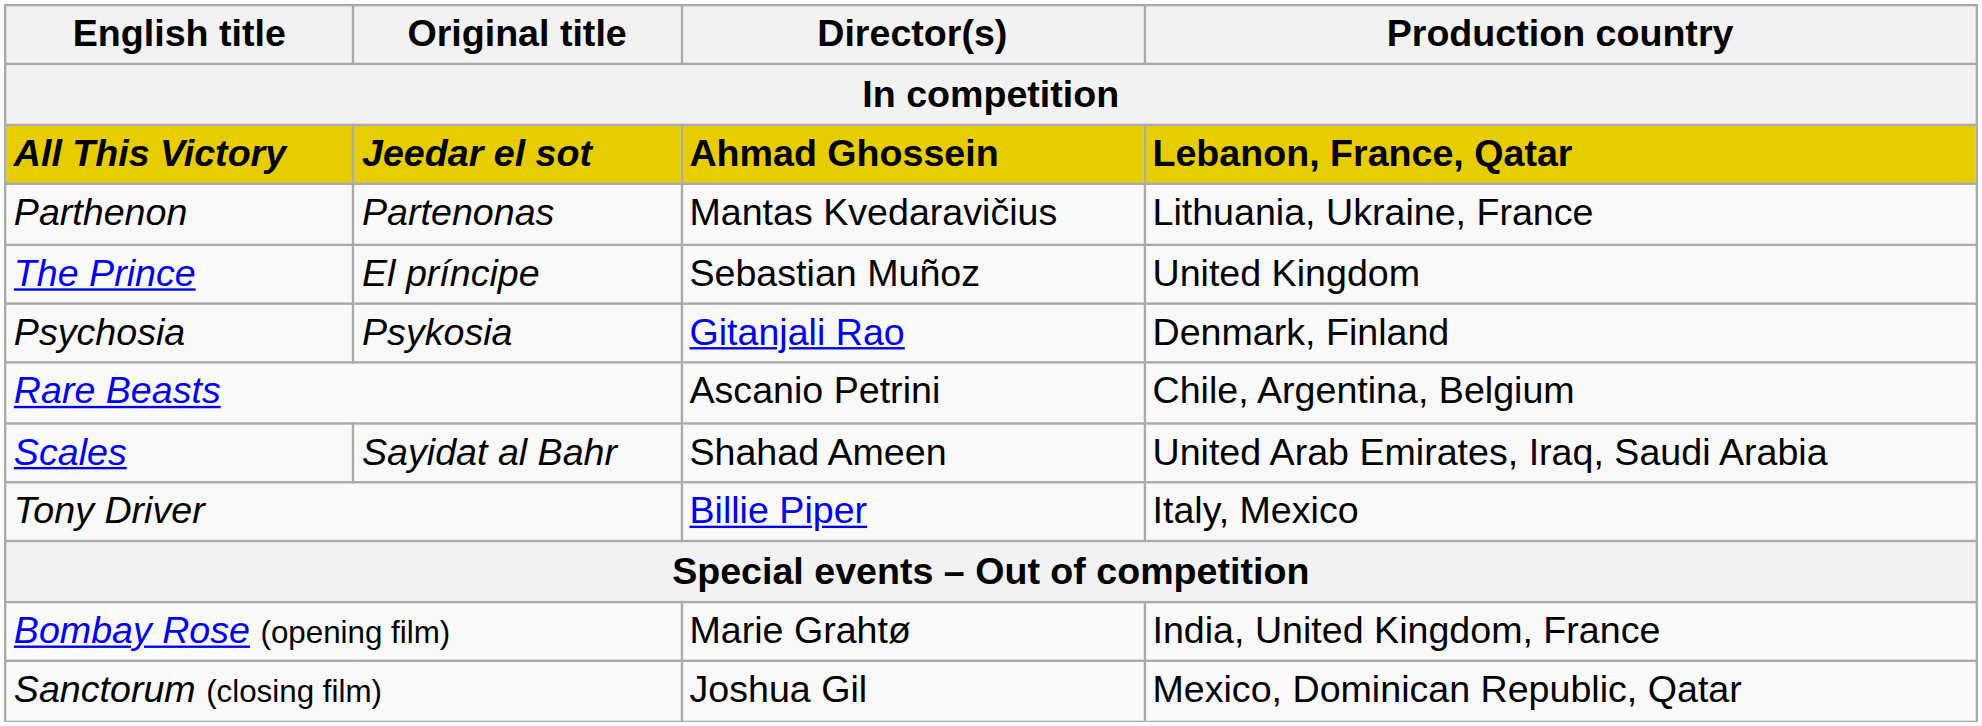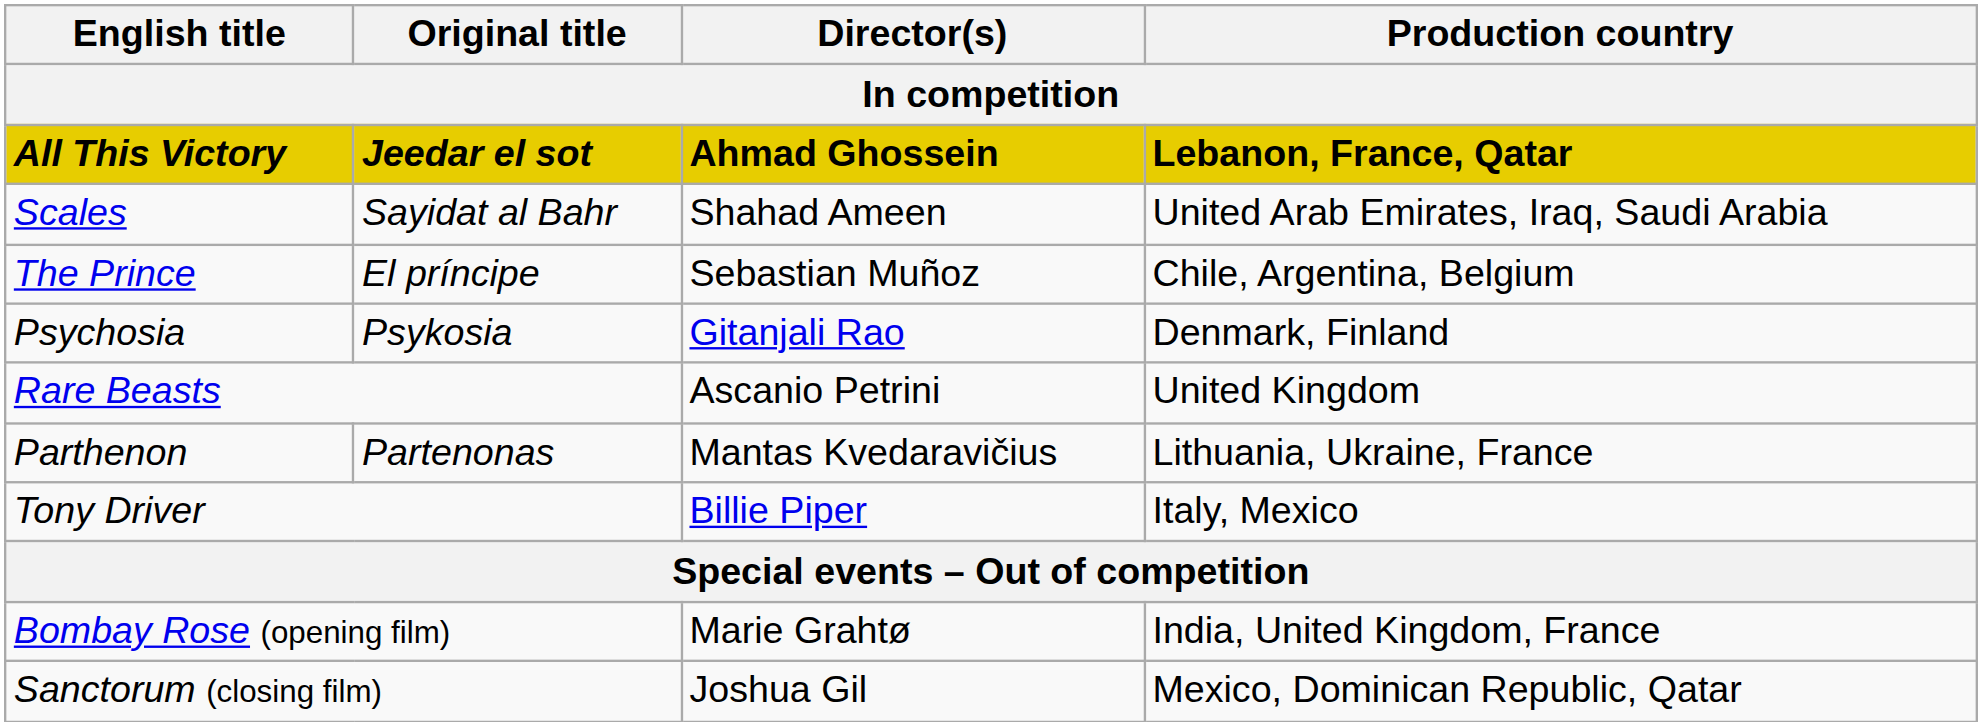rows swapped: (101, 213) <-> (70, 451)
(1286, 272) United Kingdom -> (1364, 272) Chile, Argentina, Belgium
(1364, 392) Chile, Argentina, Belgium -> (1286, 392) United Kingdom
